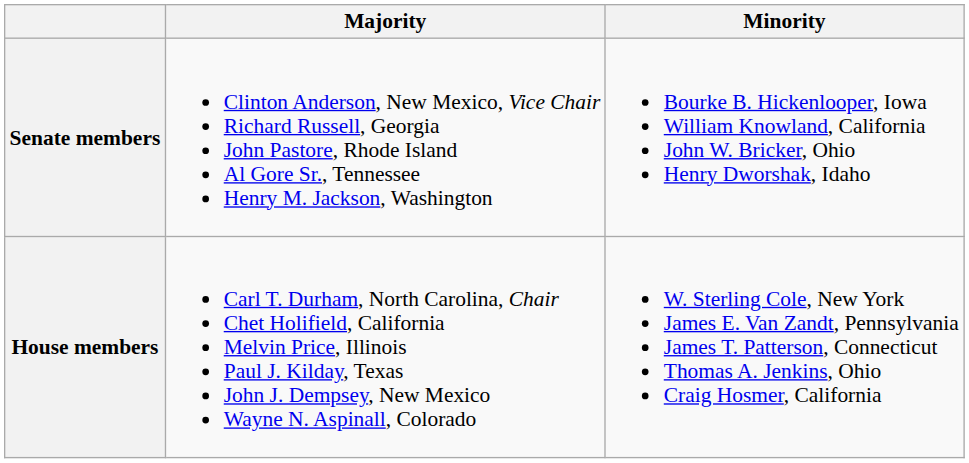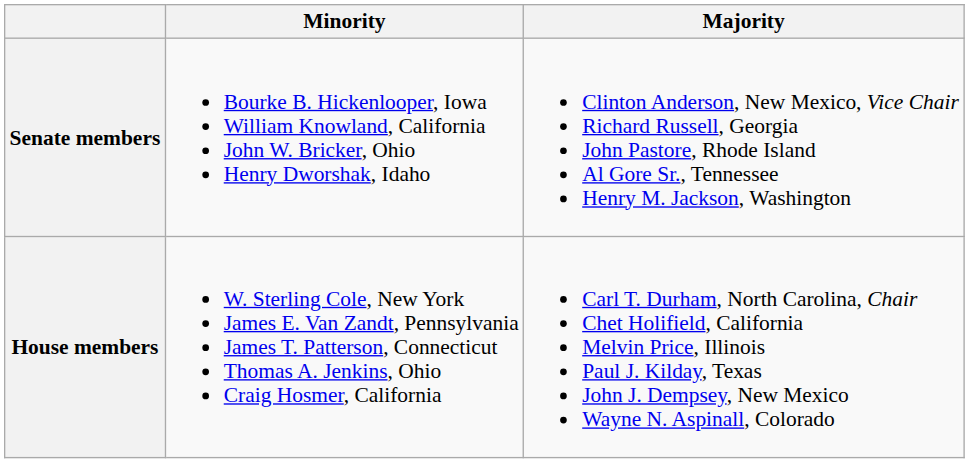columns swapped: (385, 21) <-> (784, 21)
